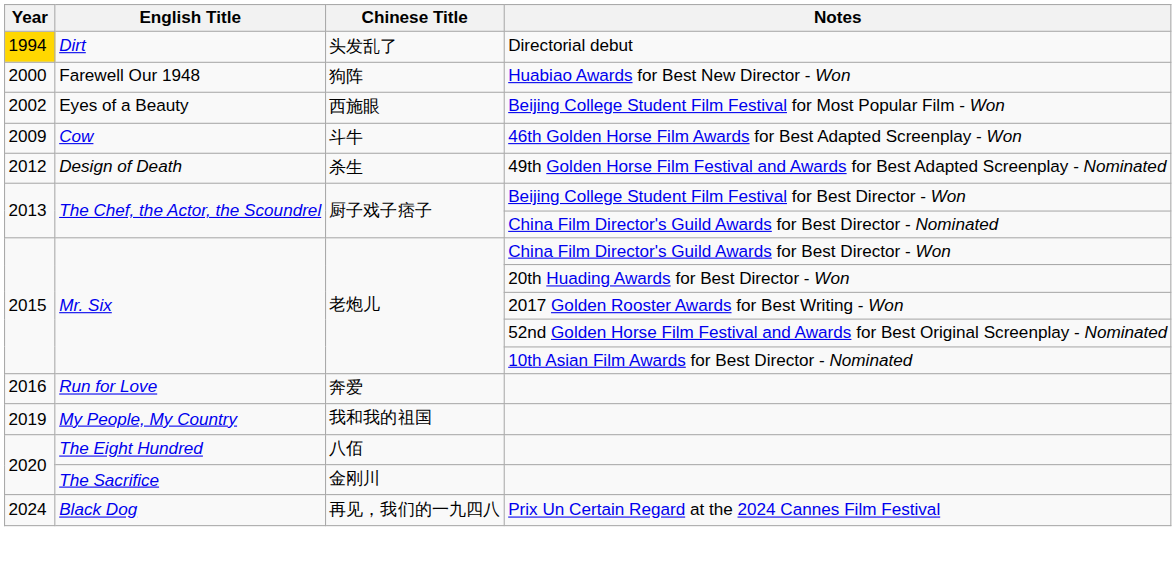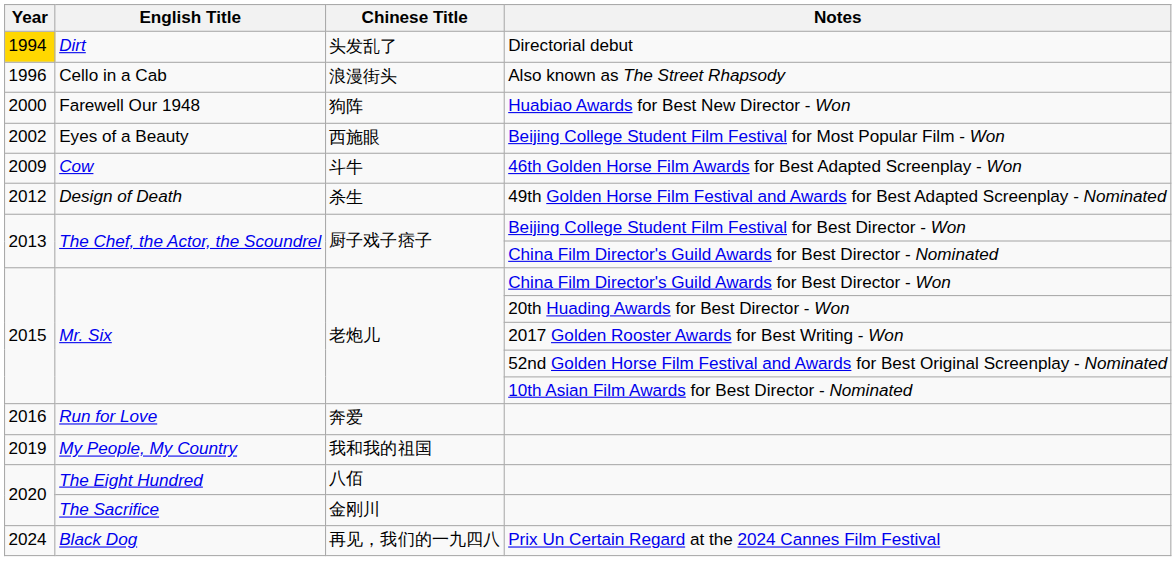+ row: (113, 75)
